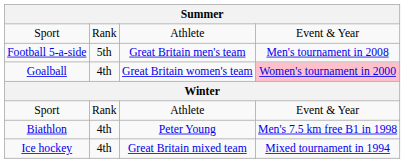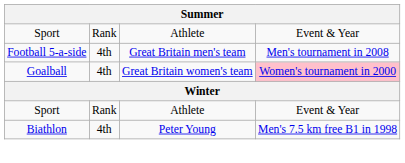(104, 52) 5th -> (104, 52) 4th
- row: (47, 149)
